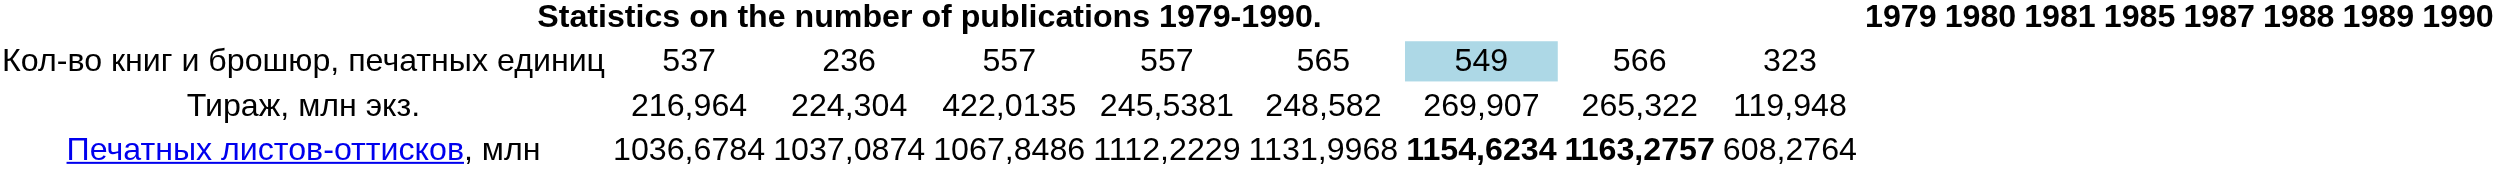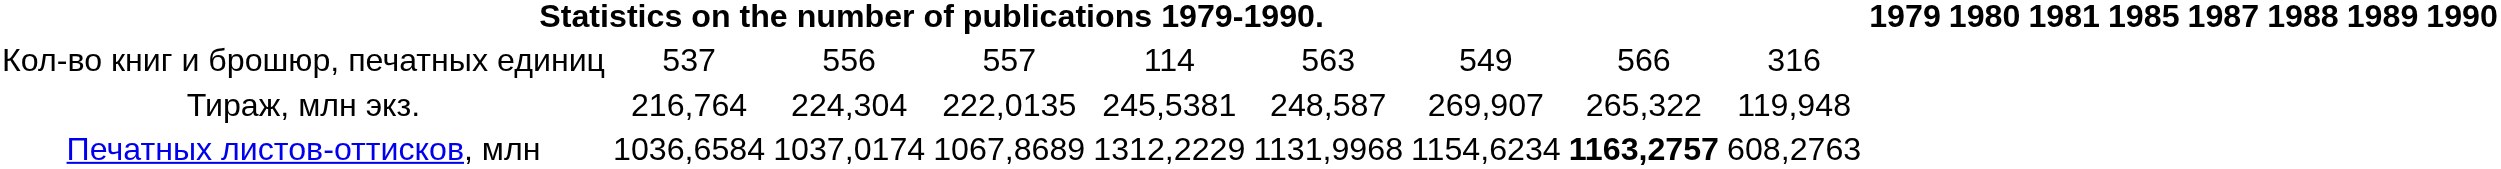(849, 60) 236 -> (849, 60) 556
(1167, 60) 557 -> (1169, 60) 114
(1323, 60) 565 -> (1328, 60) 563
(1481, 60) lightblue background -> (1486, 60) no background
(1790, 60) 323 -> (1794, 60) 316
(689, 105) 216,964 -> (689, 105) 216,764
(1009, 105) 422,0135 -> (1009, 105) 222,0135
(1323, 105) 248,582 -> (1328, 105) 248,587
(689, 149) 1036,6784 -> (689, 149) 1036,6584
(849, 149) 1037,0874 -> (849, 149) 1037,0174
(1009, 149) 1067,8486 -> (1009, 149) 1067,8689
(1167, 149) 1112,2229 -> (1169, 149) 1312,2229
(1481, 149) bold -> (1486, 149) normal
(1790, 149) 608,2764 -> (1794, 149) 608,2763
